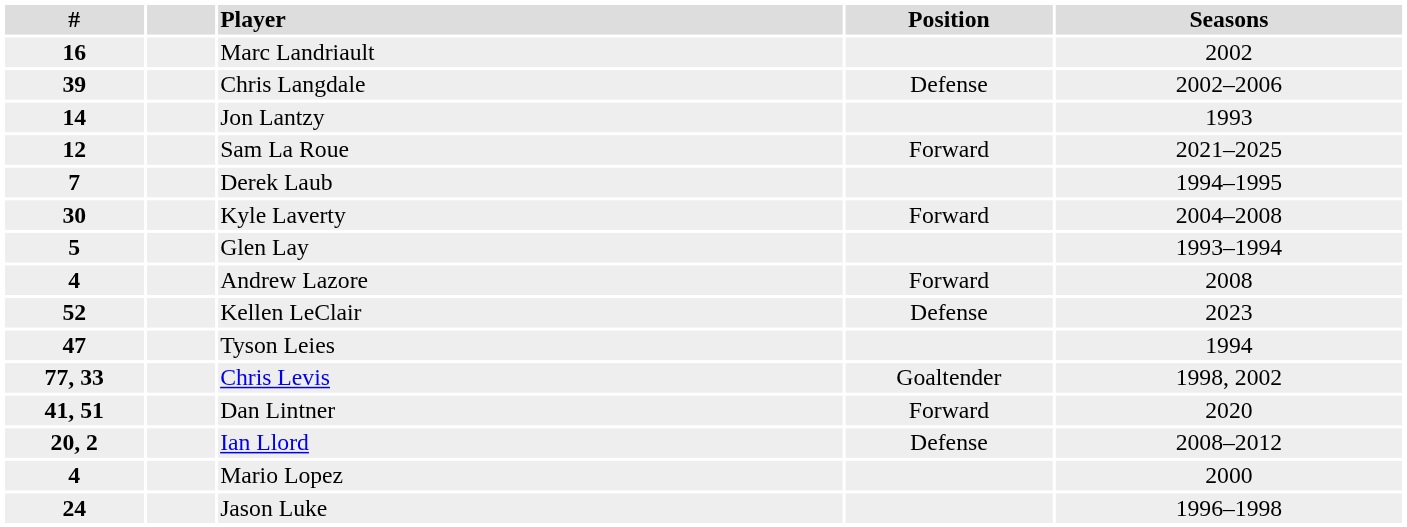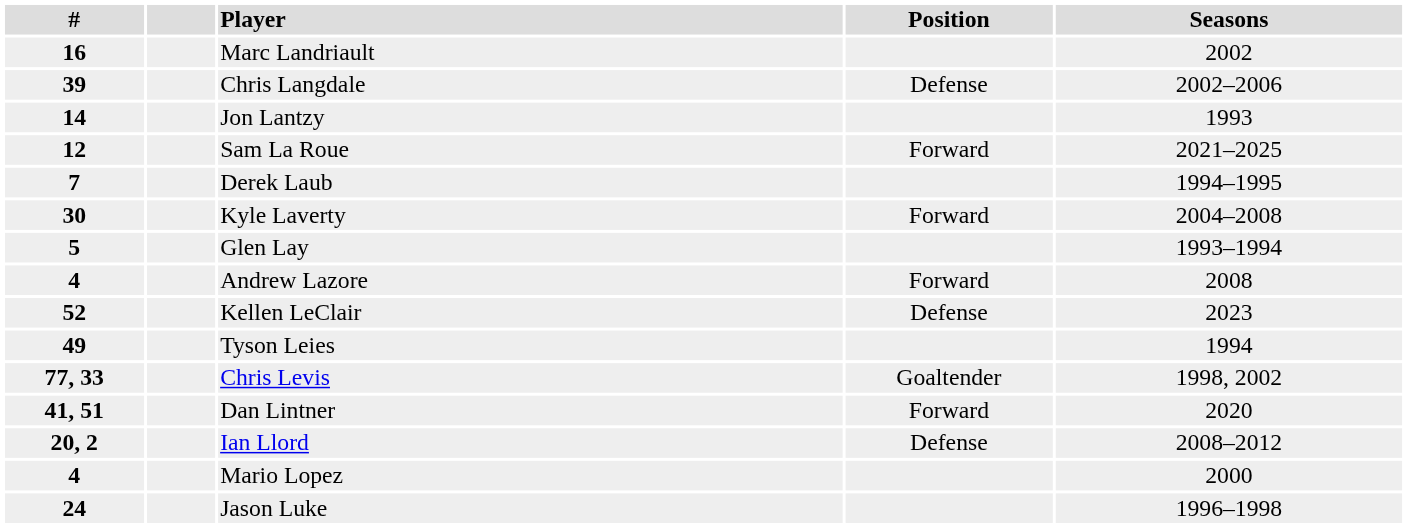(74, 345) 47 -> (74, 345) 49
